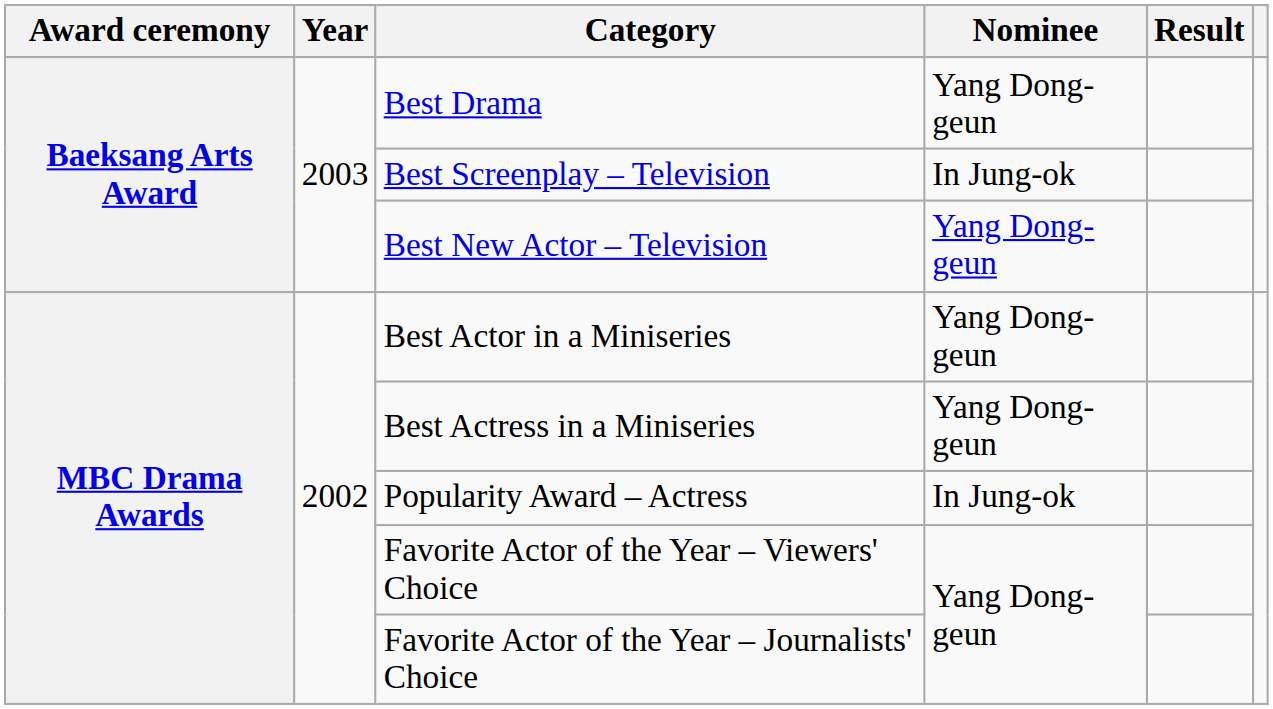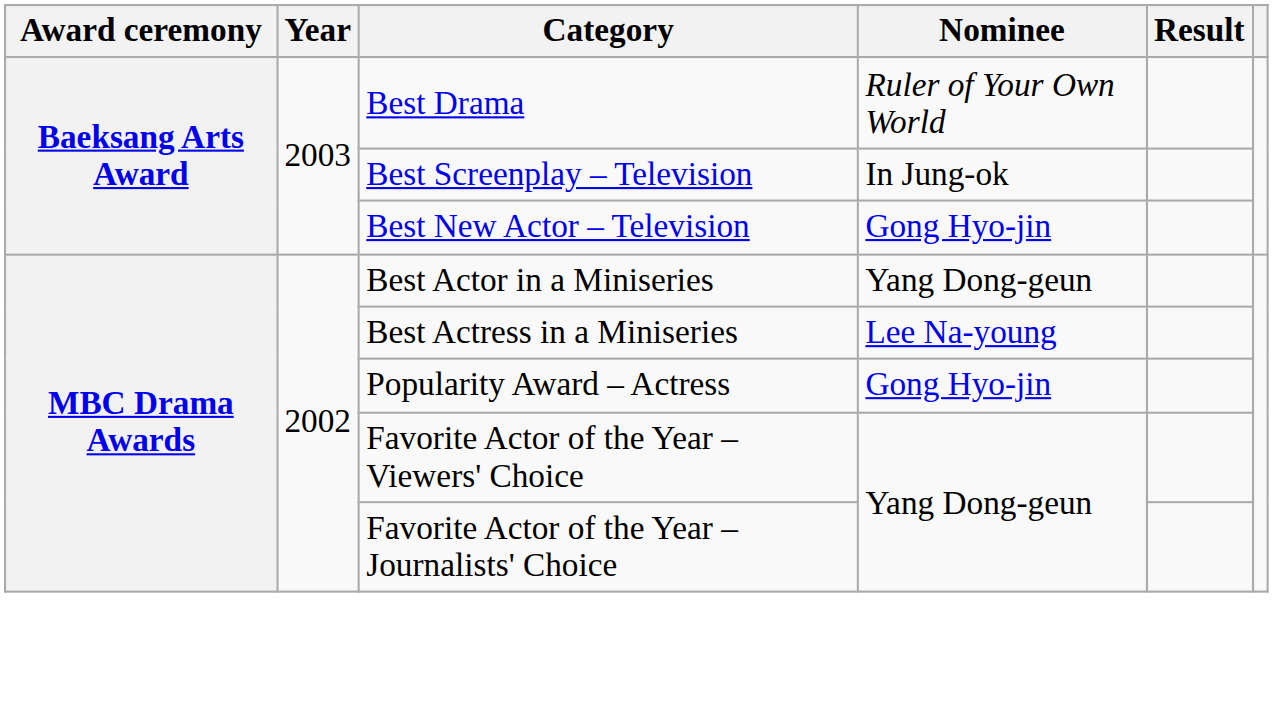(1013, 102) Yang Dong-geun -> (990, 102) Ruler of Your Own World
(1013, 245) Yang Dong-geun -> (958, 226) Gong Hyo-jin
(1013, 425) Yang Dong-geun -> (961, 332) Lee Na-young
(1004, 497) In Jung-ok -> (958, 385) Gong Hyo-jin
